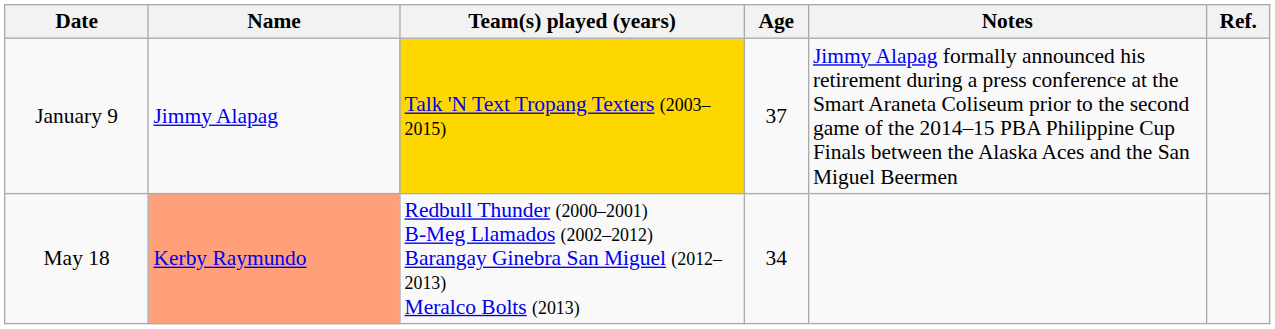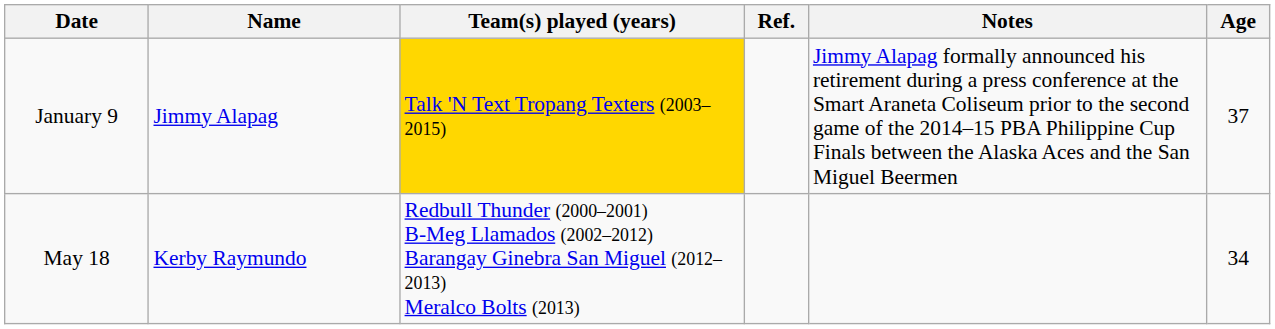columns swapped: (776, 21) <-> (1238, 21)
(230, 258) lightsalmon background -> (230, 258) no background
